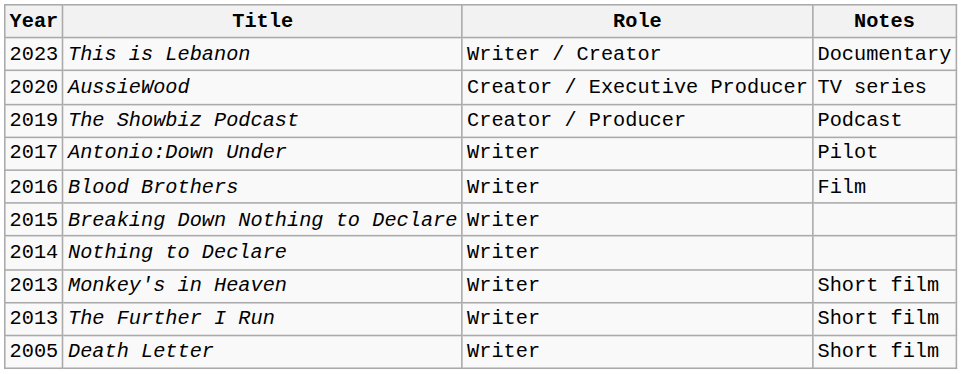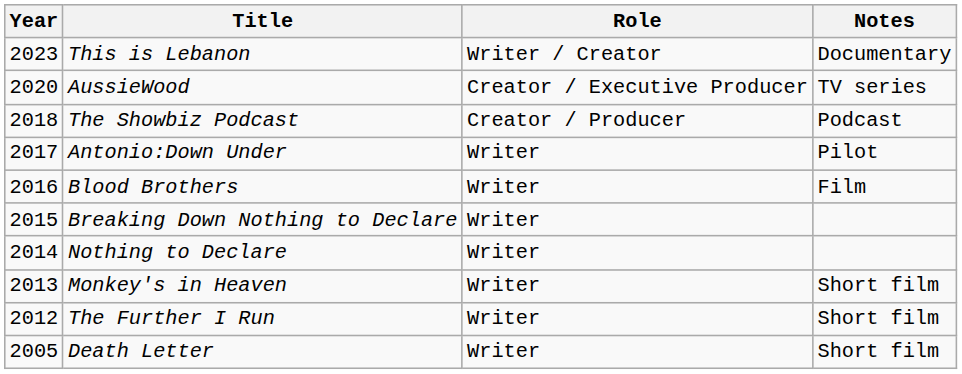(34, 120) 2019 -> (34, 120) 2018
(34, 319) 2013 -> (34, 319) 2012
